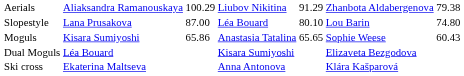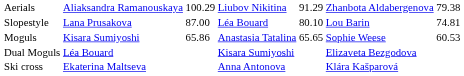(448, 22) 74.80 -> (448, 22) 74.81
(448, 37) 60.43 -> (448, 37) 60.53
